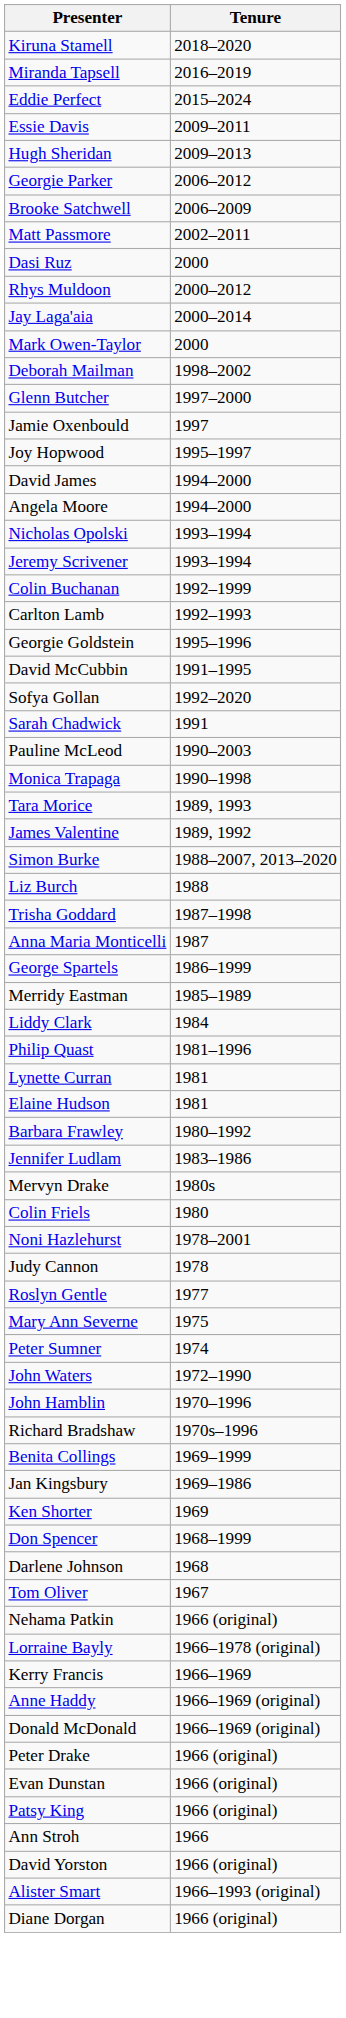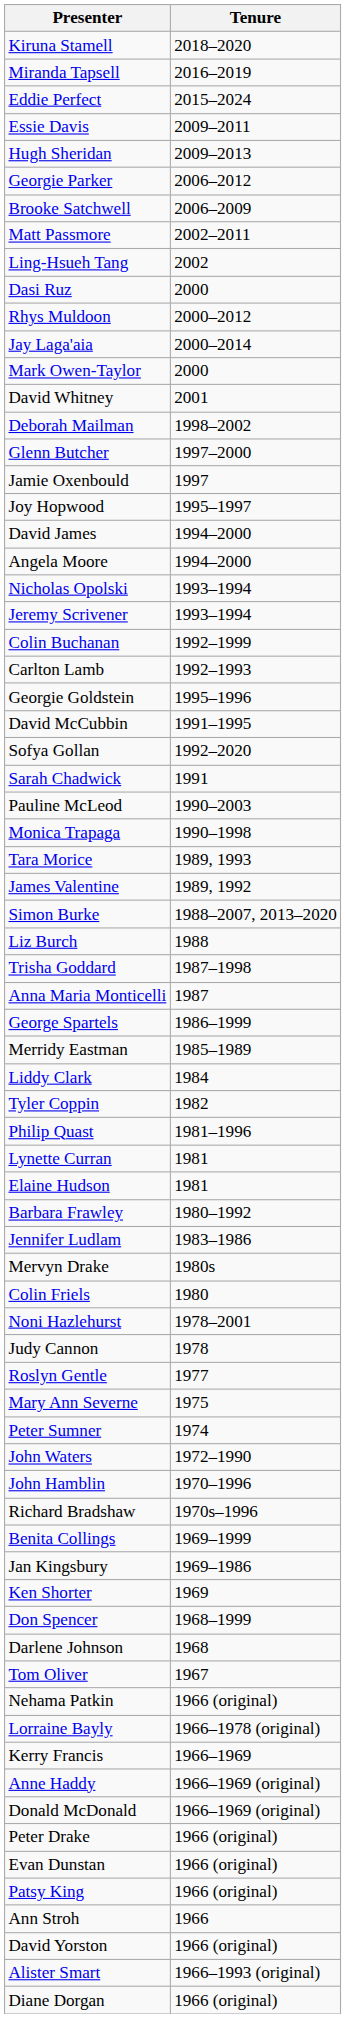+ row: (68, 262)
+ row: (61, 398)
+ row: (54, 1104)
